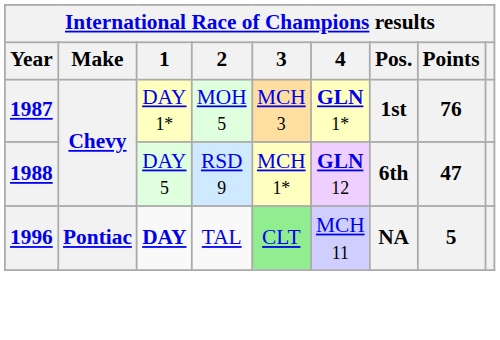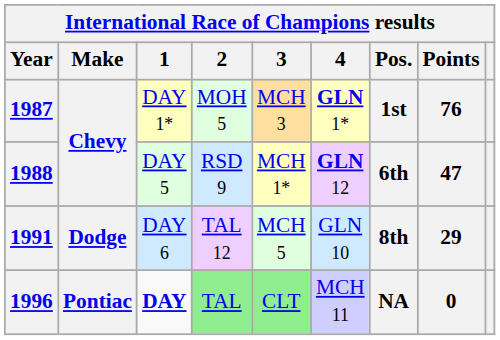+ row: (31, 237)
(222, 237) no background -> (222, 301) lightgreen background
(451, 237) 5 -> (451, 301) 0
